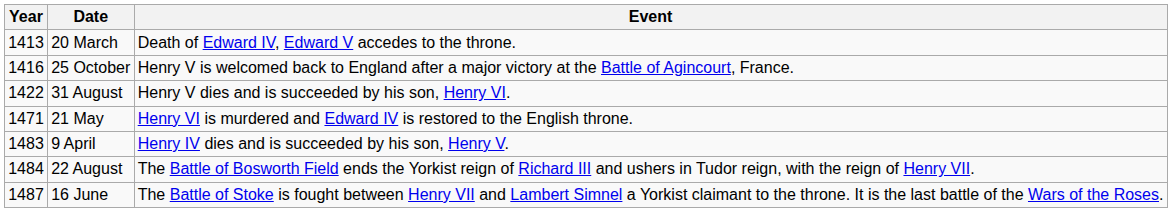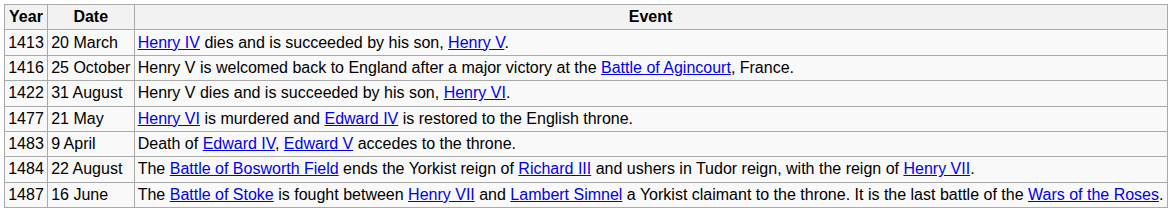(327, 42) Death of Edward IV, Edward V accedes to the throne. -> (323, 42) Henry IV dies and is succeeded by his son, Henry V.
(26, 118) 1471 -> (26, 118) 1477
(323, 144) Henry IV dies and is succeeded by his son, Henry V. -> (327, 144) Death of Edward IV, Edward V accedes to the throne.
